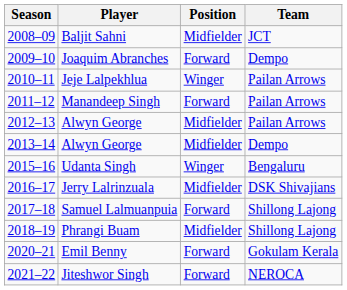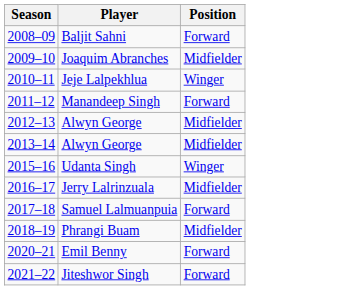- column: (293, 15)
(213, 36) Midfielder -> (207, 36) Forward
(207, 58) Forward -> (213, 58) Midfielder
